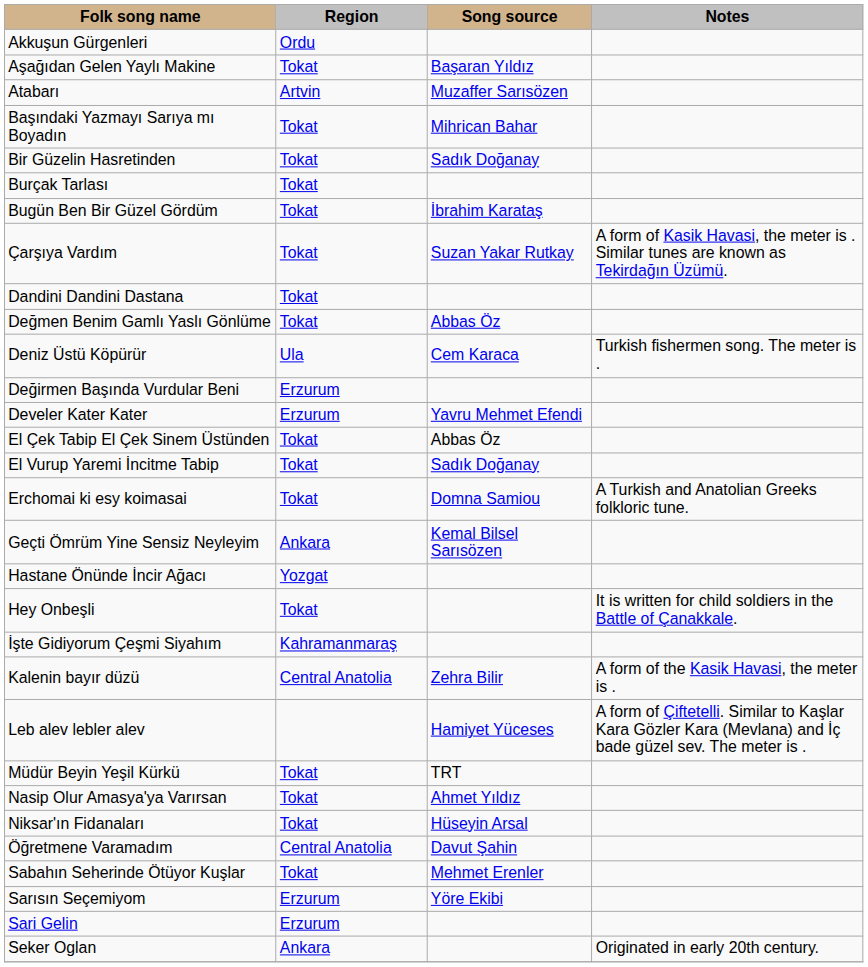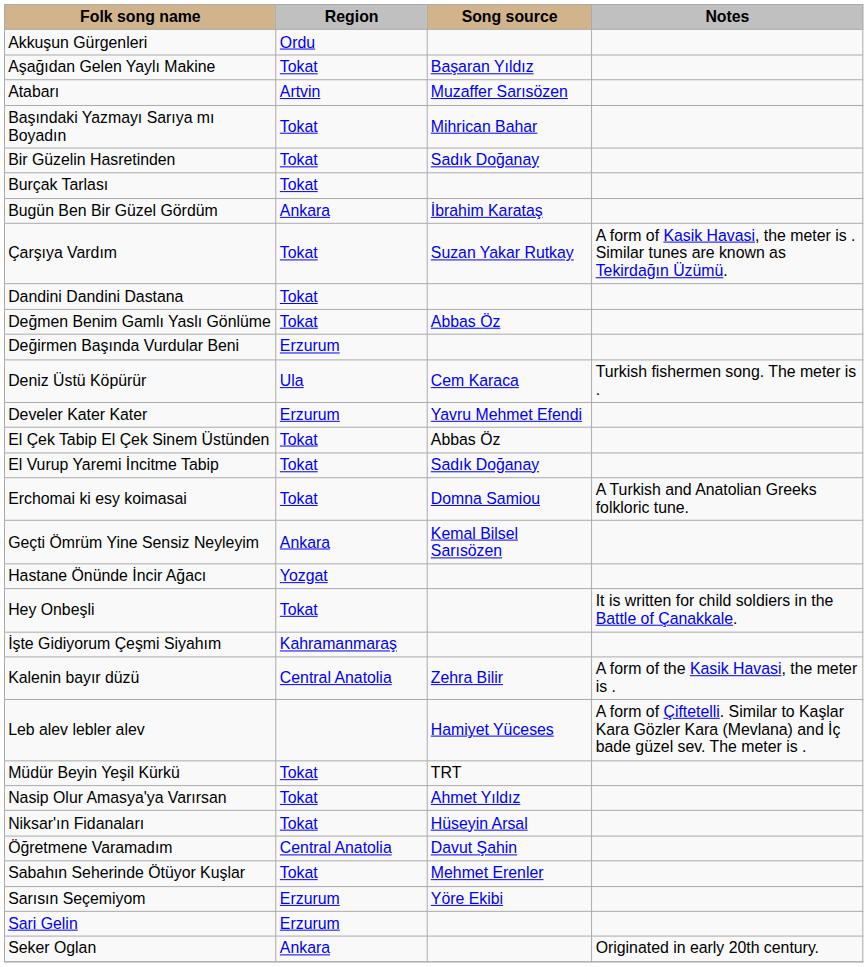(299, 210) Tokat -> (305, 210) Ankara
rows swapped: (124, 389) <-> (77, 355)
